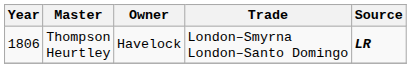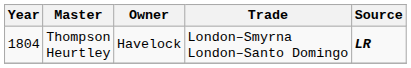(24, 45) 1806 -> (24, 45) 1804
